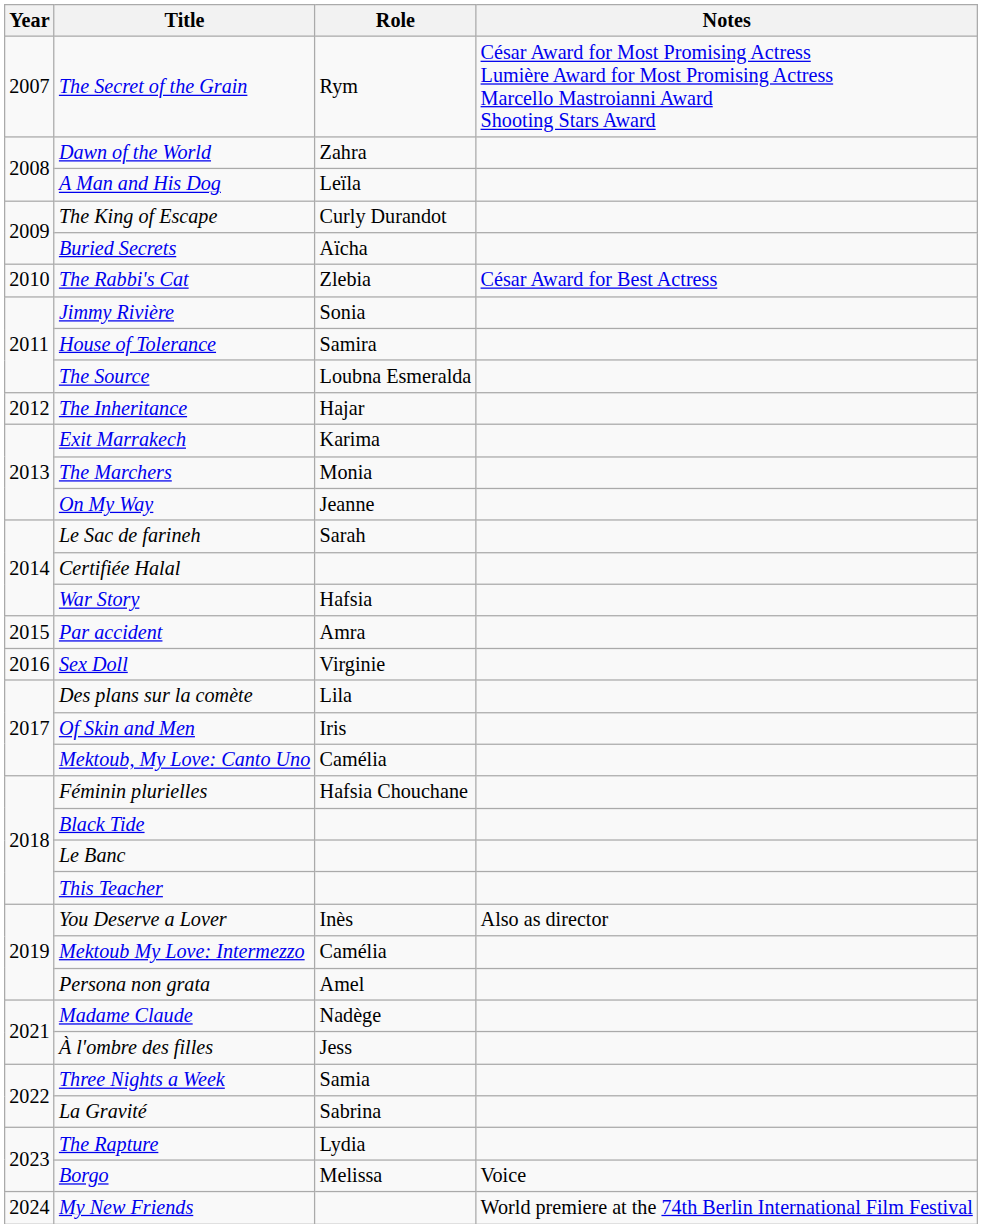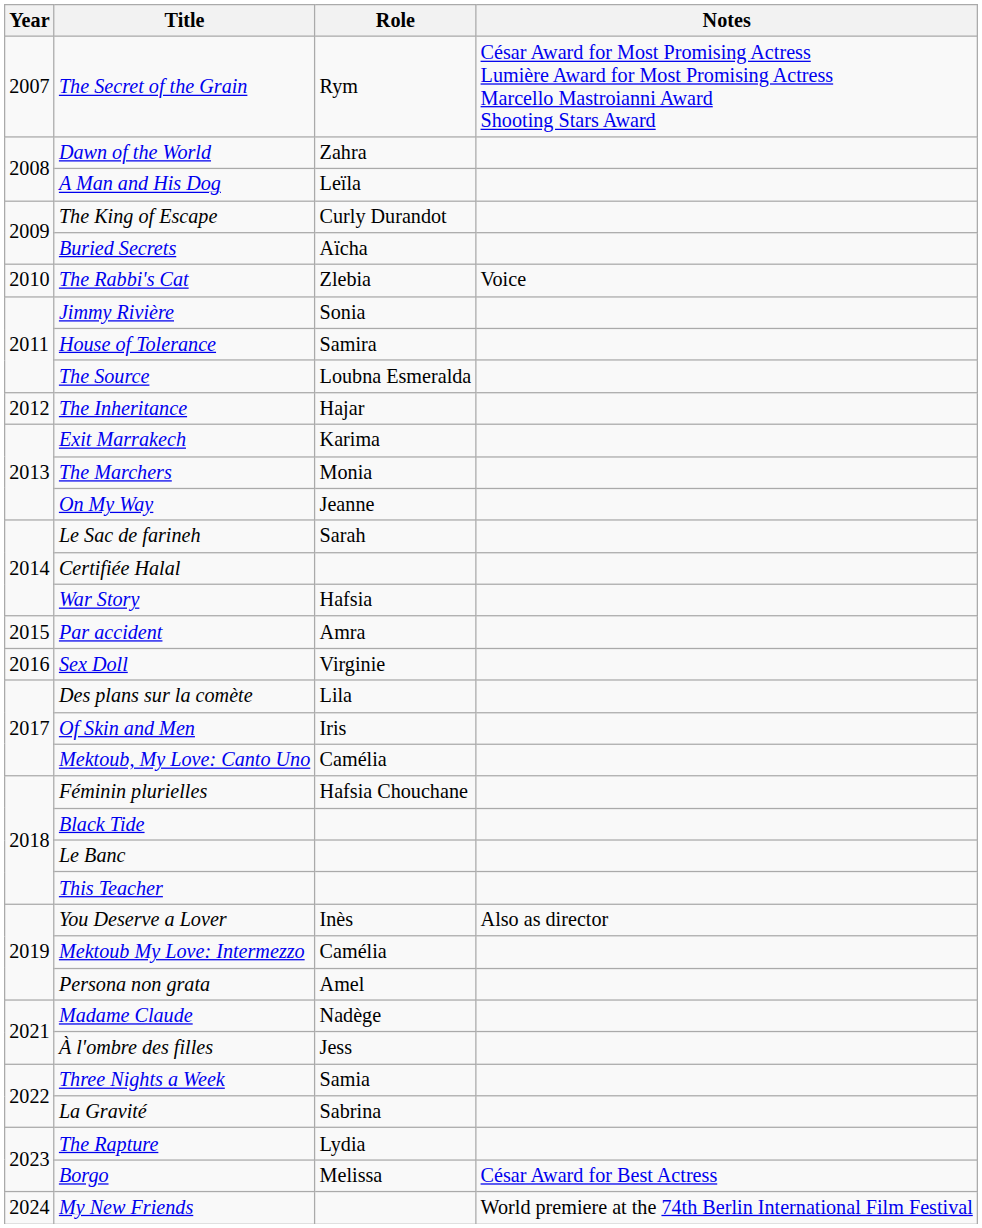(599, 280) César Award for Best Actress -> (503, 280) Voice
(503, 1175) Voice -> (599, 1175) César Award for Best Actress
